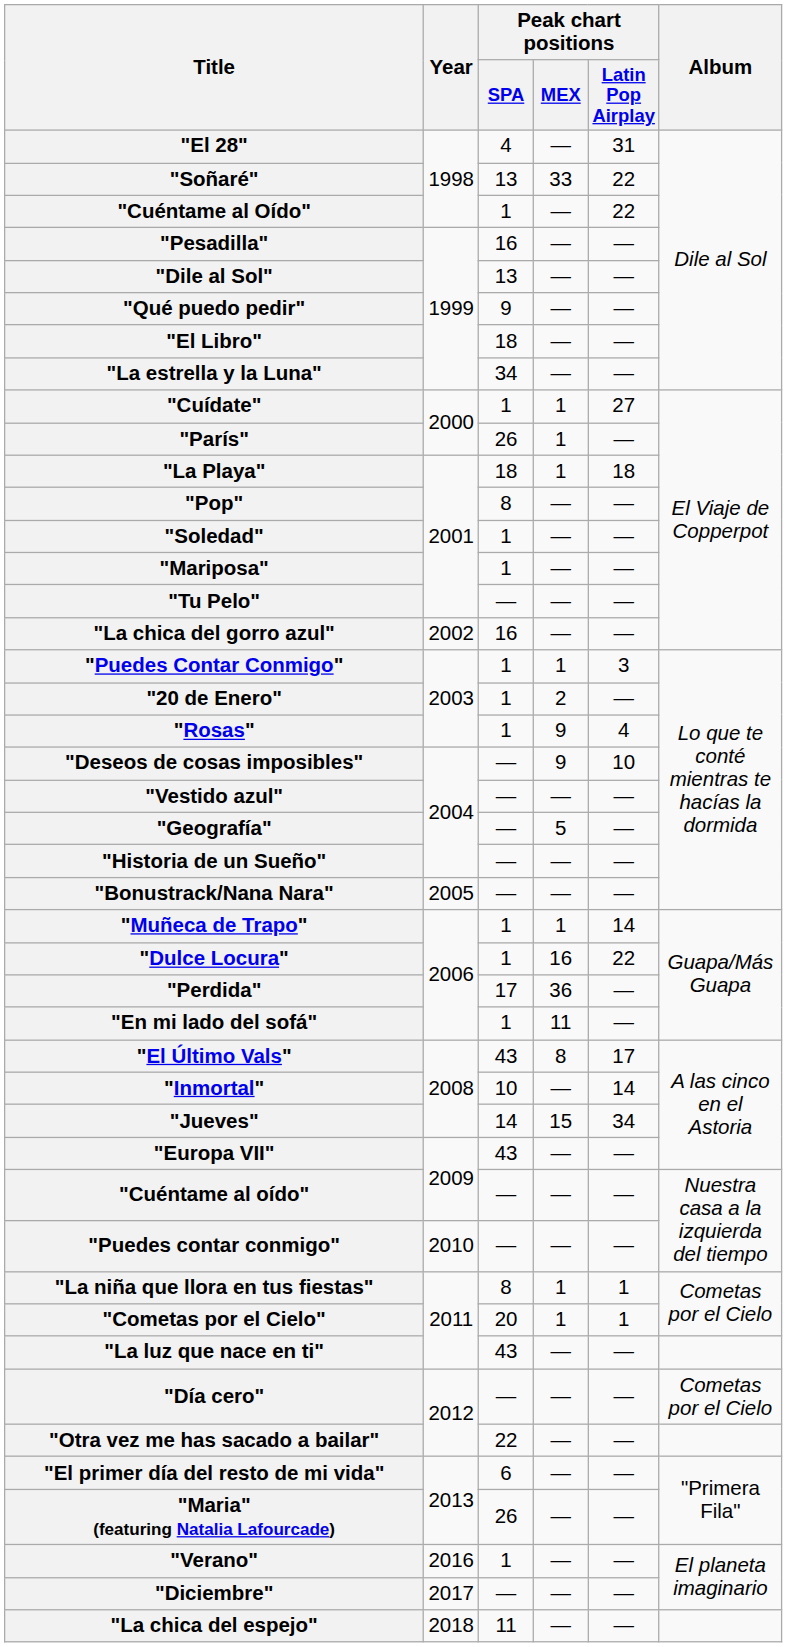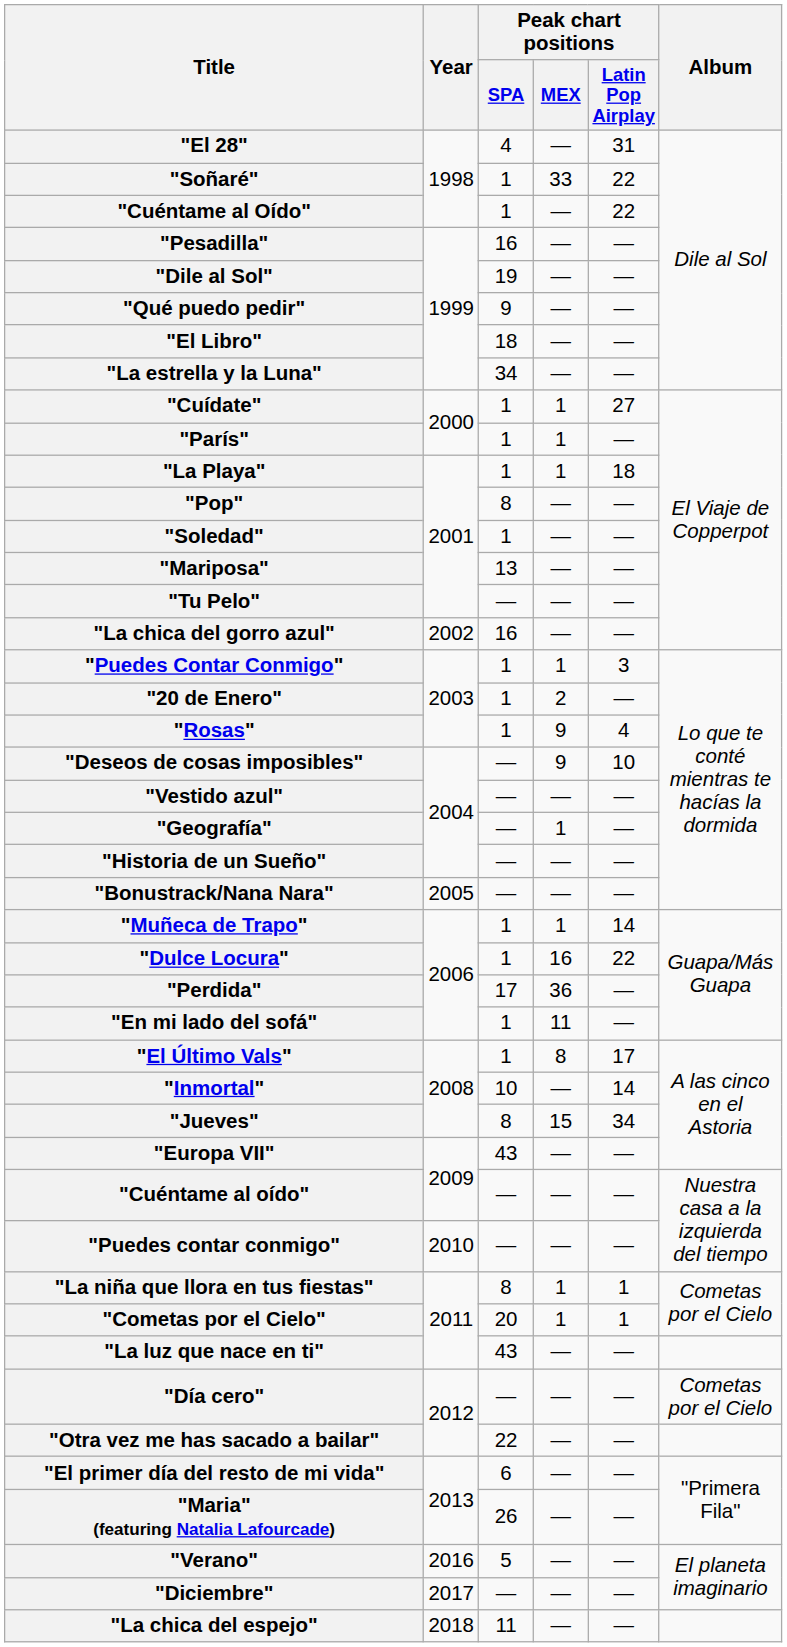(506, 178) 13 -> (506, 178) 1
(506, 276) 13 -> (506, 276) 19
(506, 438) 26 -> (506, 438) 1
(506, 471) 18 -> (506, 471) 1
(506, 568) 1 -> (506, 568) 13
(561, 828) 5 -> (561, 828) 1
(506, 1055) 43 -> (506, 1055) 1
(506, 1120) 14 -> (506, 1120) 8
(506, 1560) 1 -> (506, 1560) 5
